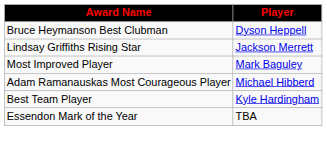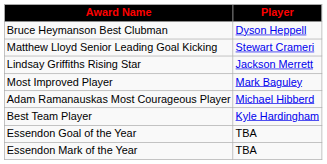+ row: (112, 47)
+ row: (72, 133)
